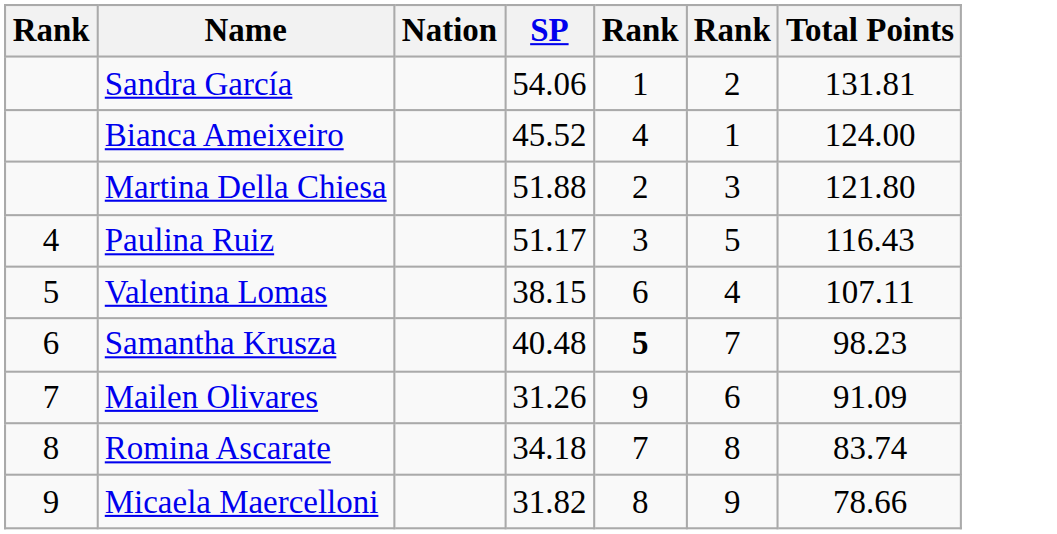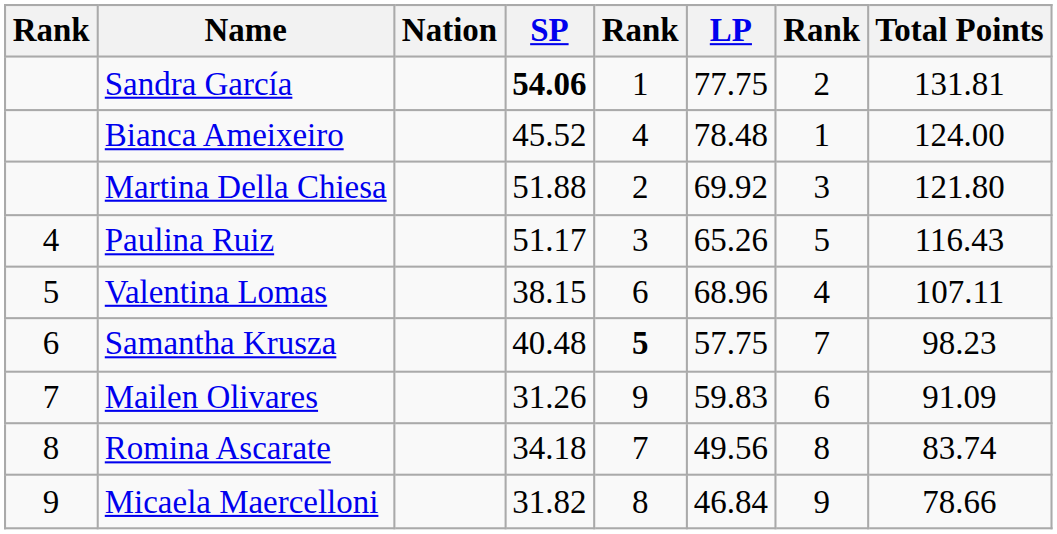+ column: (731, 30)
(549, 82) normal -> (549, 82) bold
